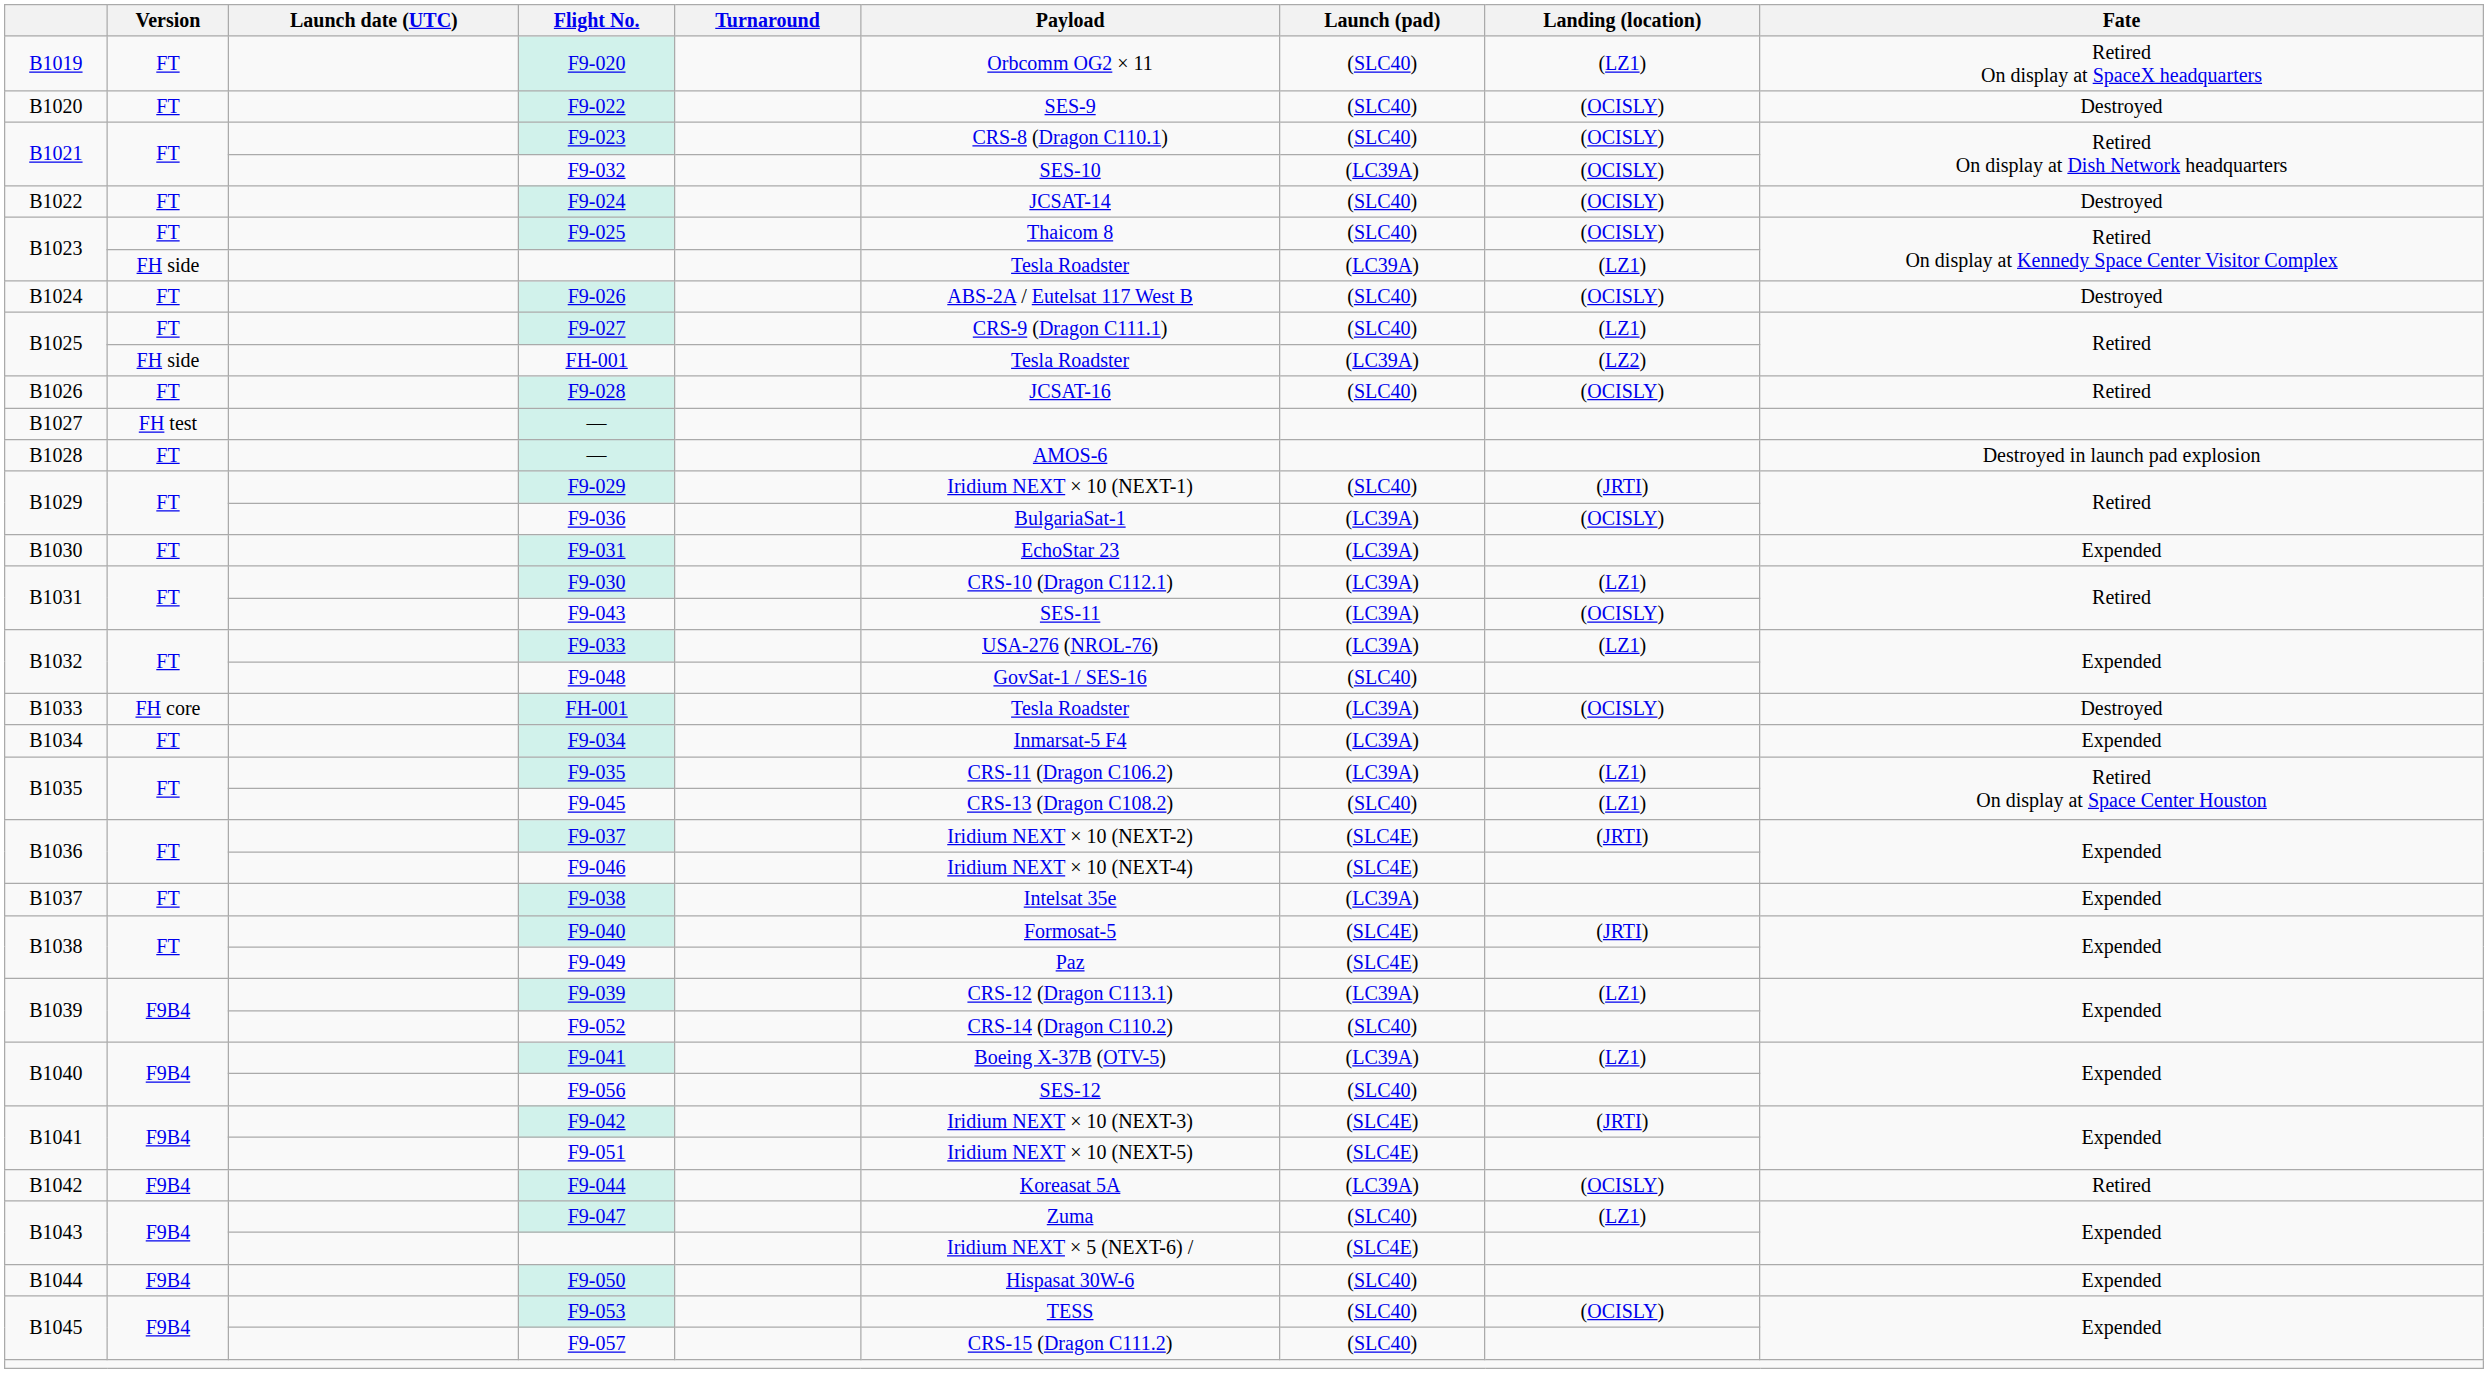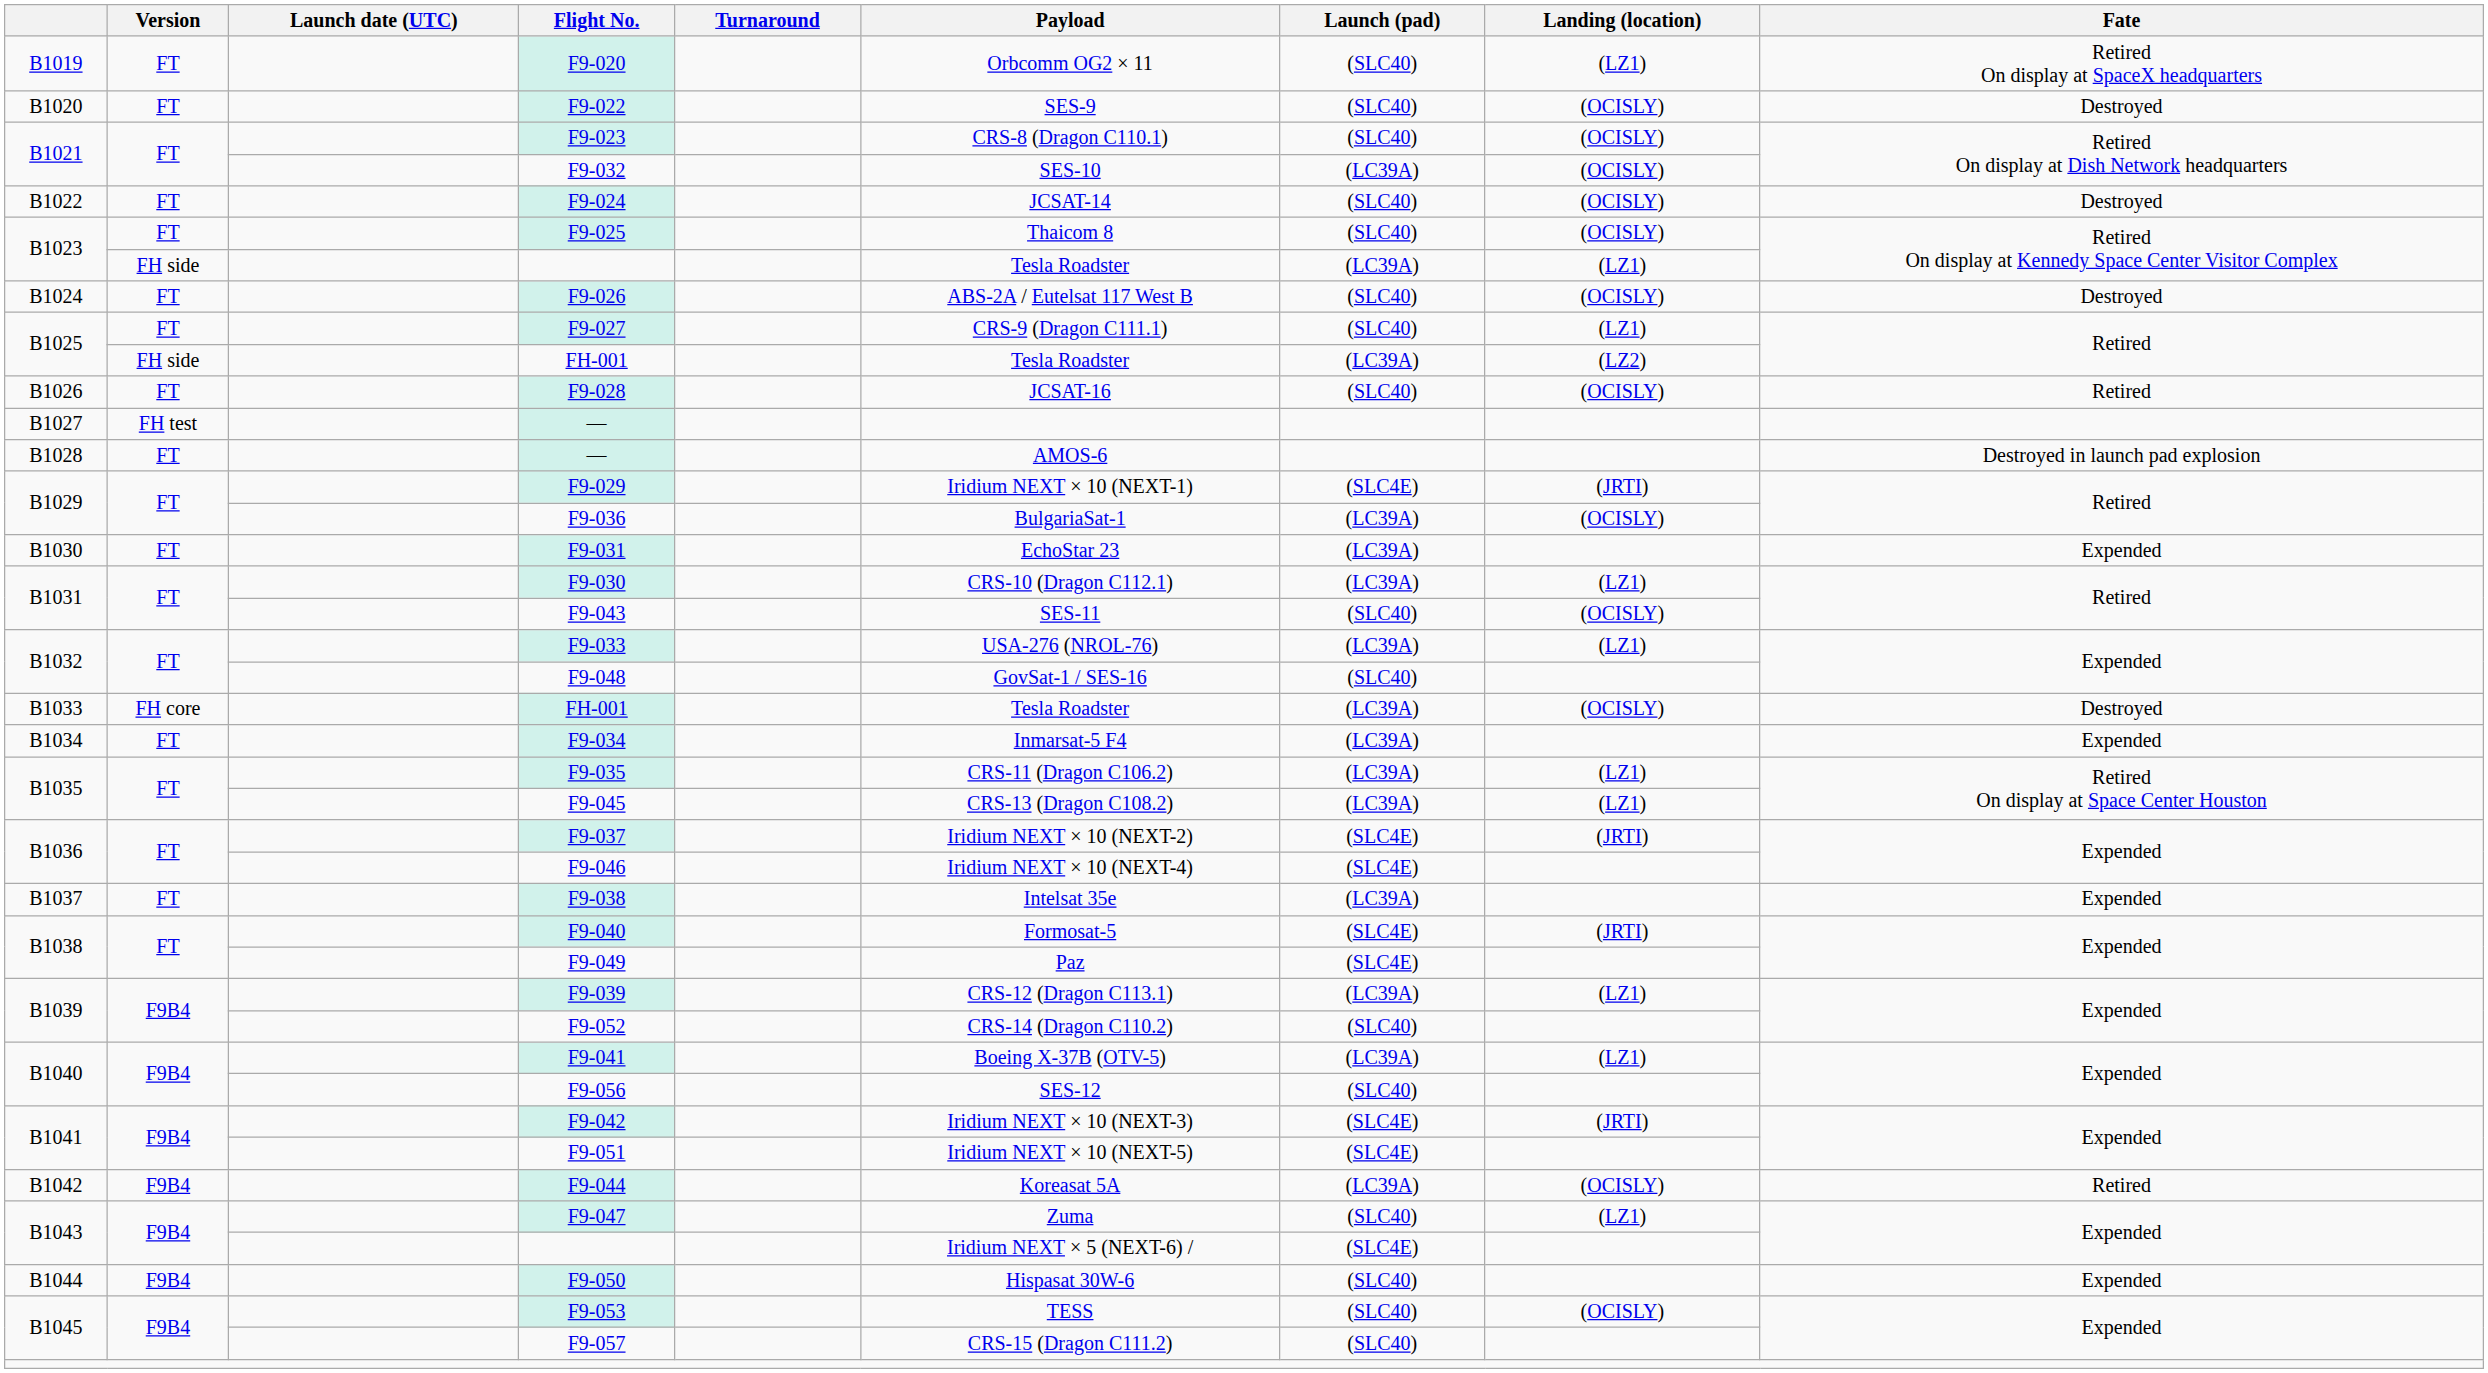(1382, 486) (SLC40) -> (1382, 486) (SLC4E)
(1382, 613) (LC39A) -> (1382, 613) (SLC40)
(1382, 804) (SLC40) -> (1382, 804) (LC39A)
